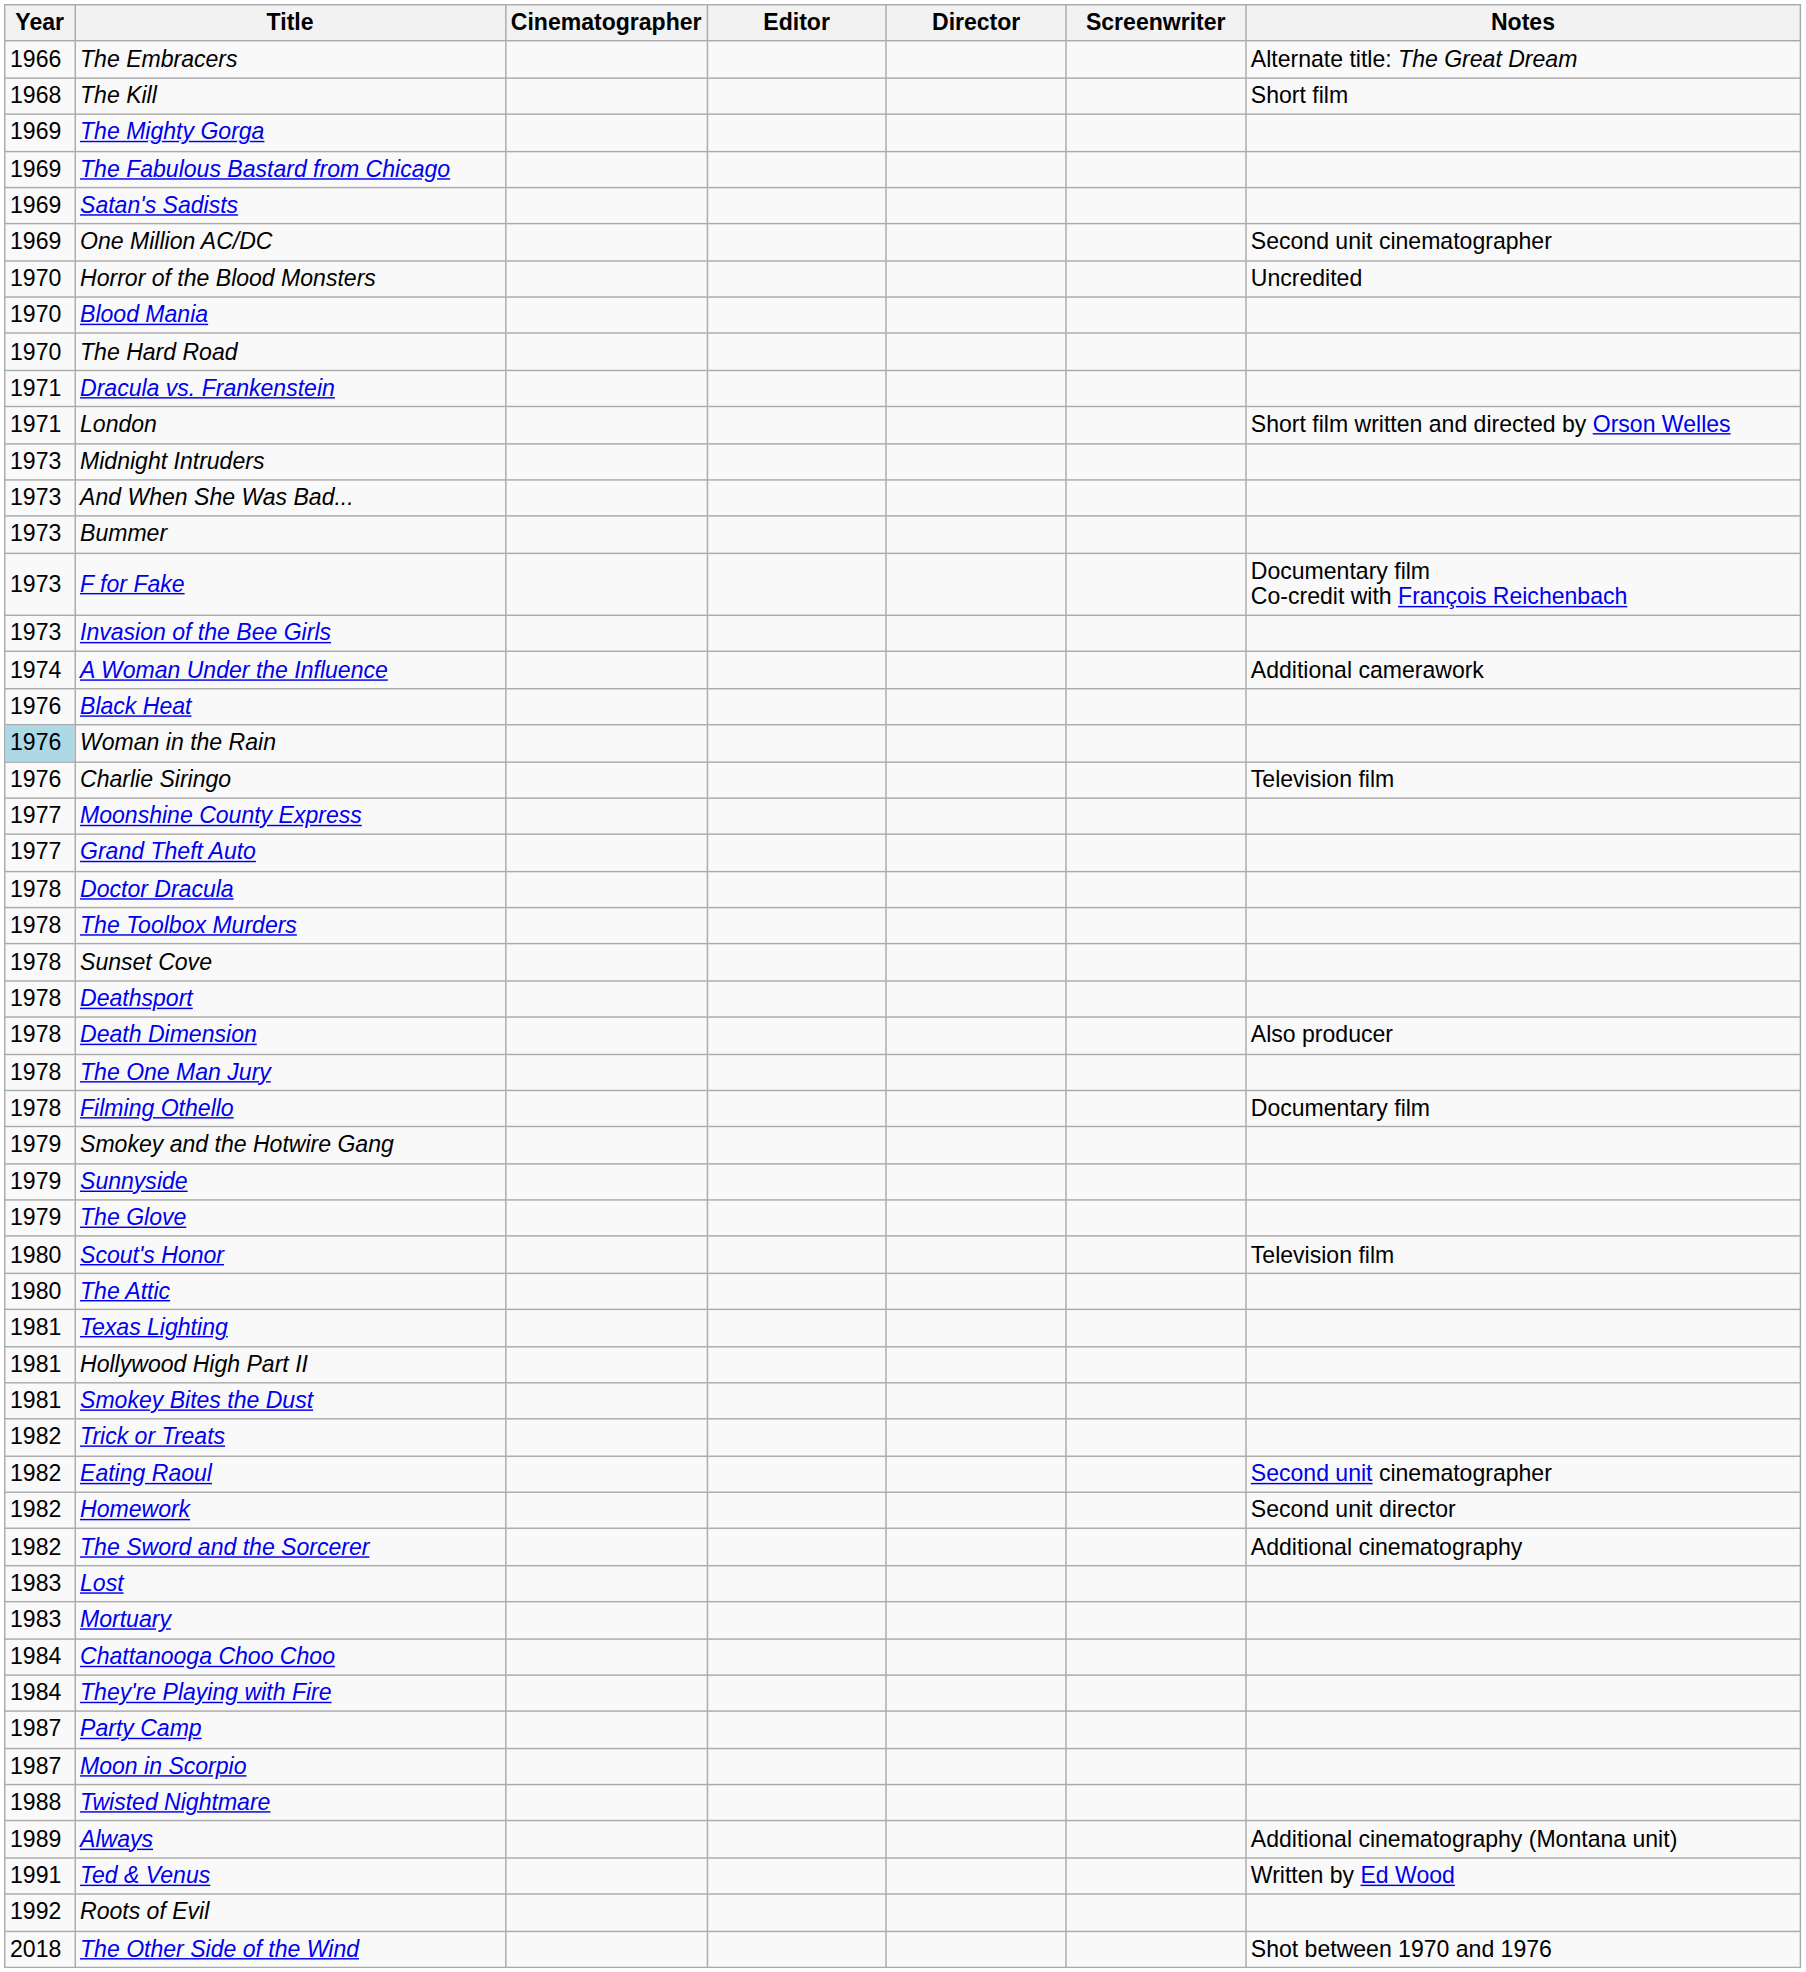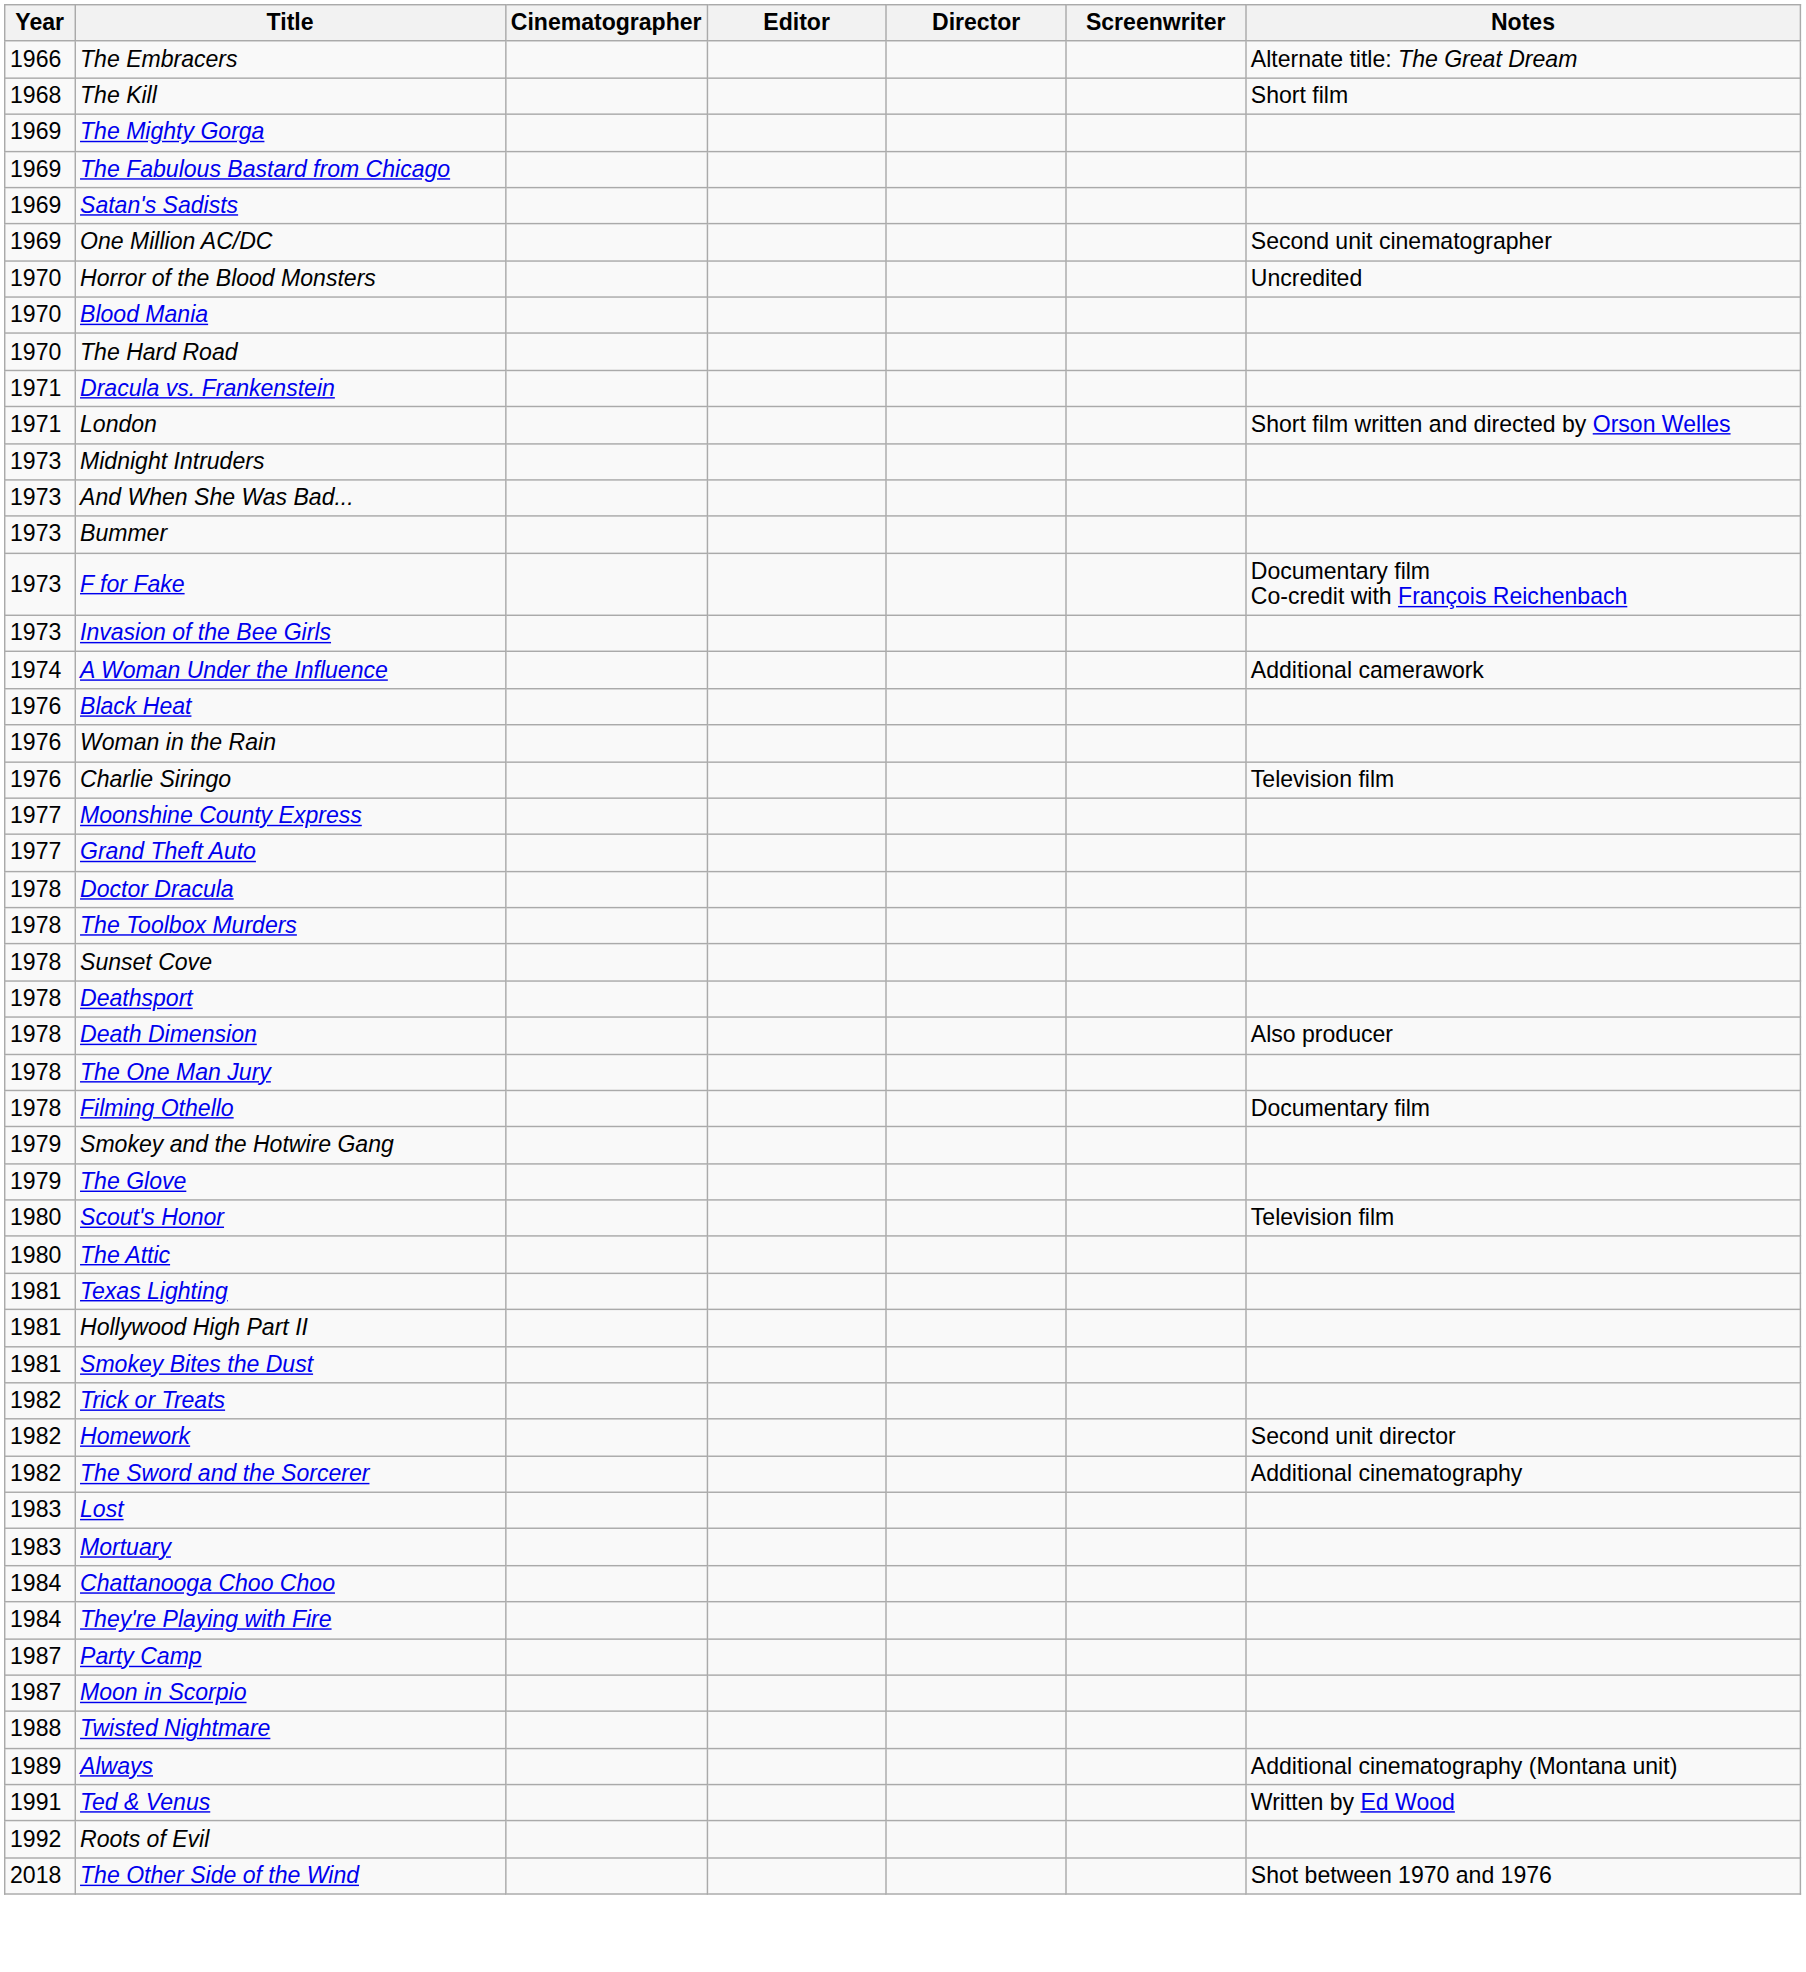(36, 742) lightblue background -> (36, 742) no background
- row: (134, 1181)
- row: (146, 1473)
